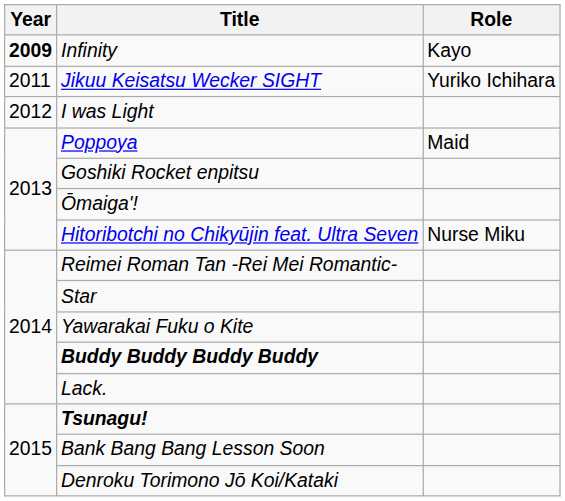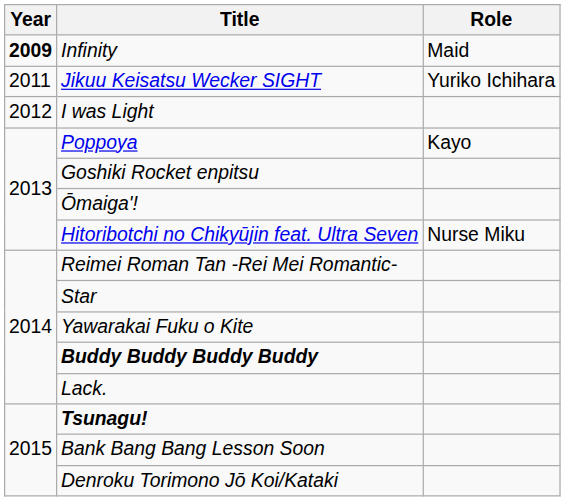(449, 50) Kayo -> (448, 50) Maid
(448, 142) Maid -> (449, 142) Kayo
